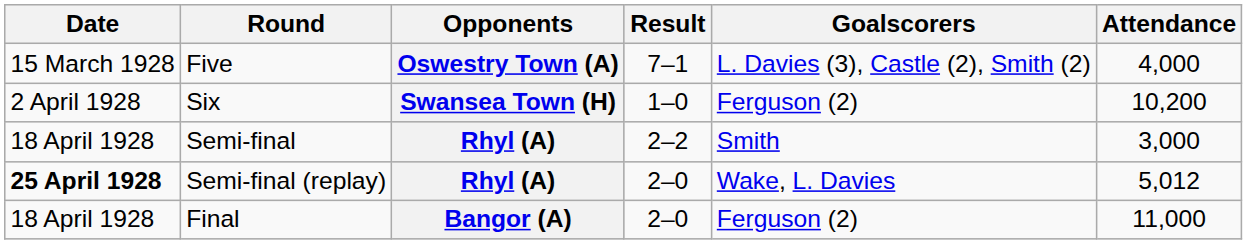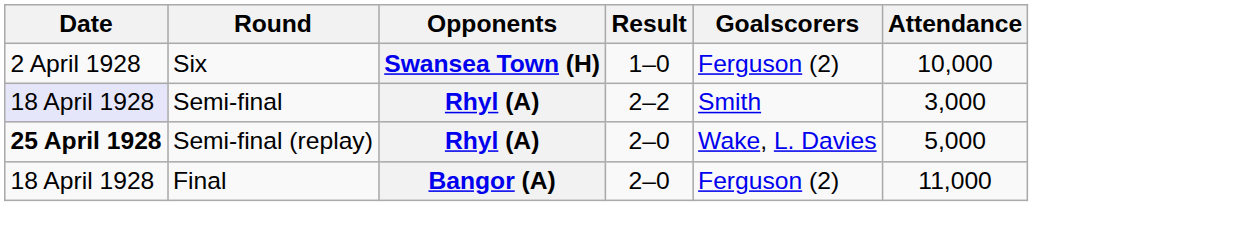- row: (209, 63)
(1169, 102) 10,200 -> (955, 63) 10,000
(82, 141) no background -> (82, 102) lavender background
(1169, 180) 5,012 -> (955, 141) 5,000
